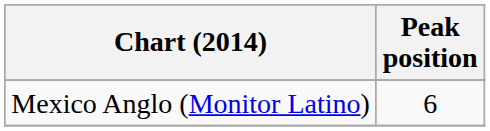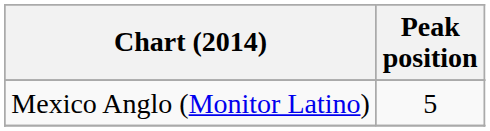(430, 102) 6 -> (430, 102) 5
